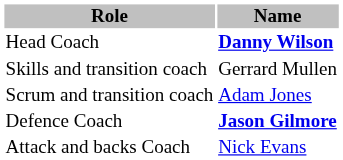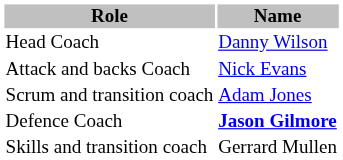(276, 42) bold -> (273, 42) normal
rows swapped: (98, 147) <-> (106, 68)
